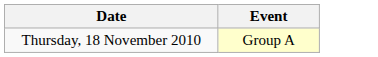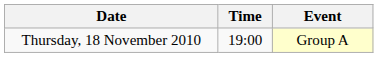+ column: (245, 16)
